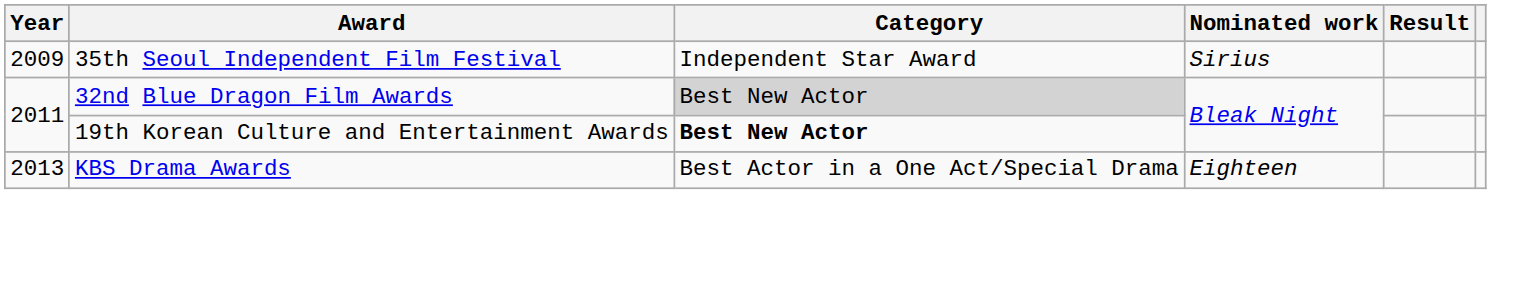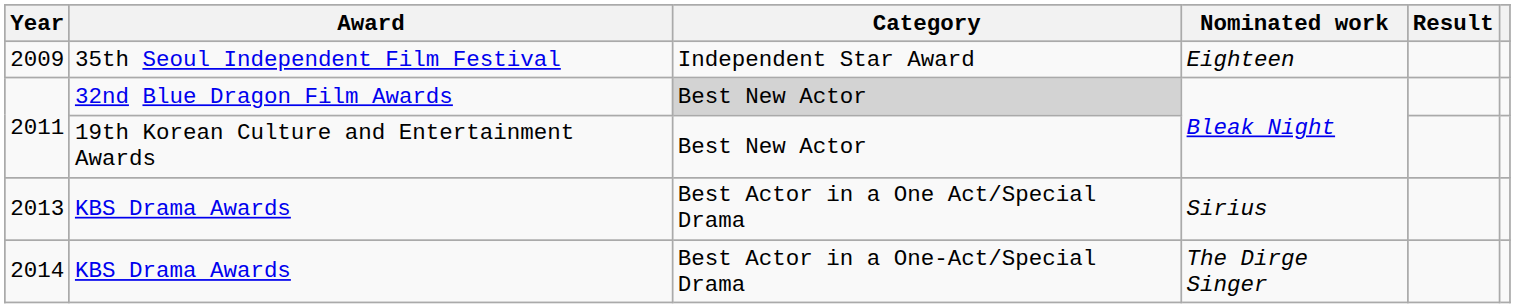(1230, 60) Sirius -> (1241, 60) Eighteen
(774, 133) bold -> (772, 146) normal
(1244, 170) Eighteen -> (1227, 209) Sirius
+ row: (37, 271)
